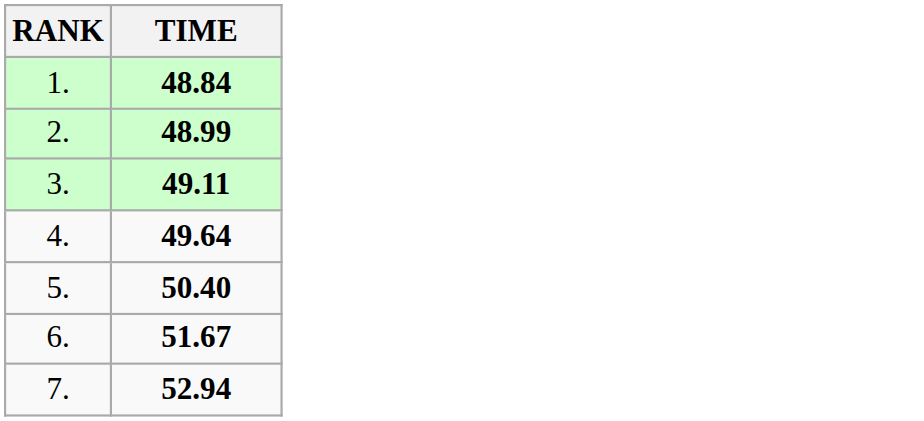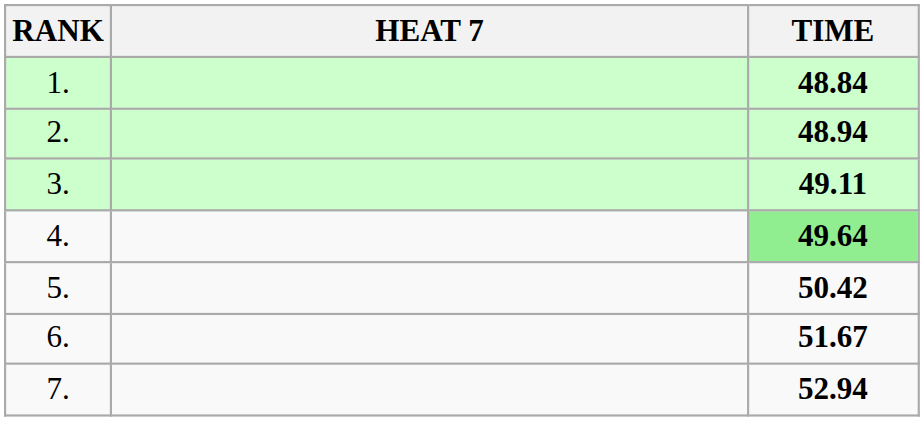+ column: (430, 30)
(196, 133) 48.99 -> (833, 133) 48.94
(196, 235) no background -> (833, 235) lightgreen background
(196, 287) 50.40 -> (833, 287) 50.42
